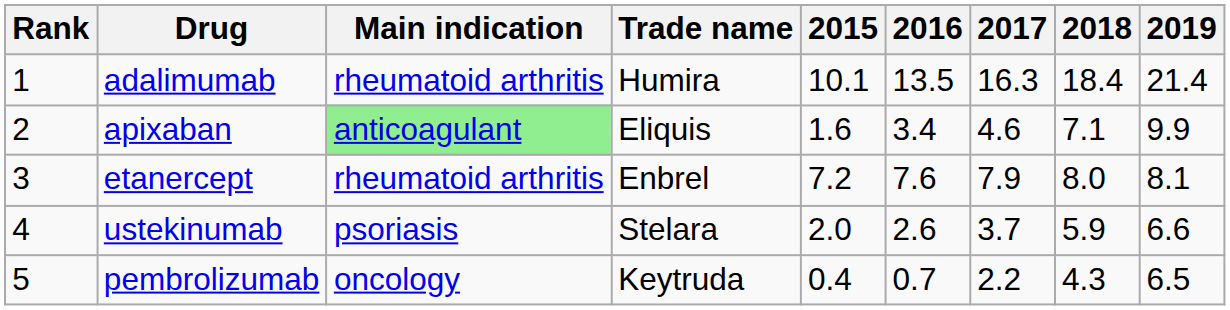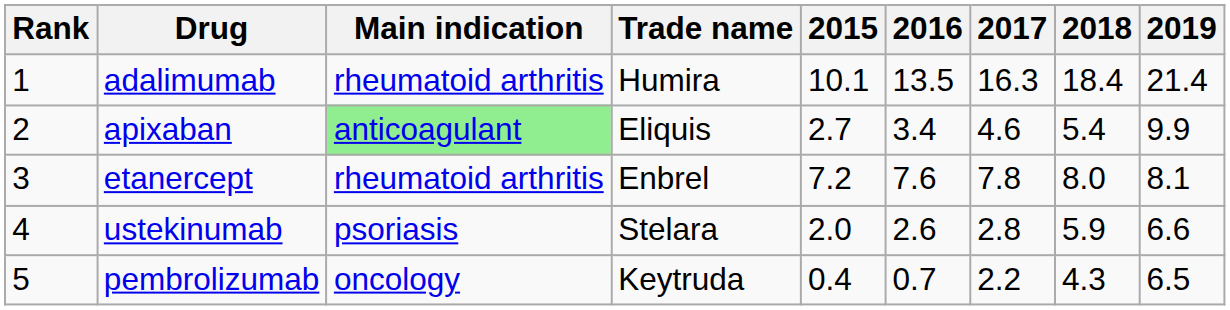(830, 129) 1.6 -> (830, 129) 2.7
(1084, 129) 7.1 -> (1084, 129) 5.4
(999, 179) 7.9 -> (999, 179) 7.8
(999, 229) 3.7 -> (999, 229) 2.8
